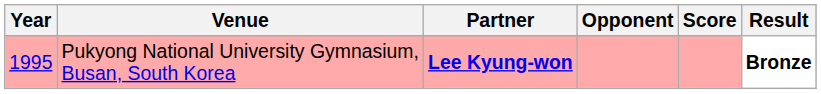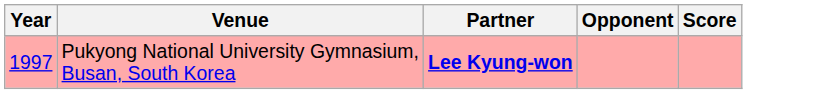- column: (779, 20)
(31, 62) 1995 -> (31, 62) 1997
